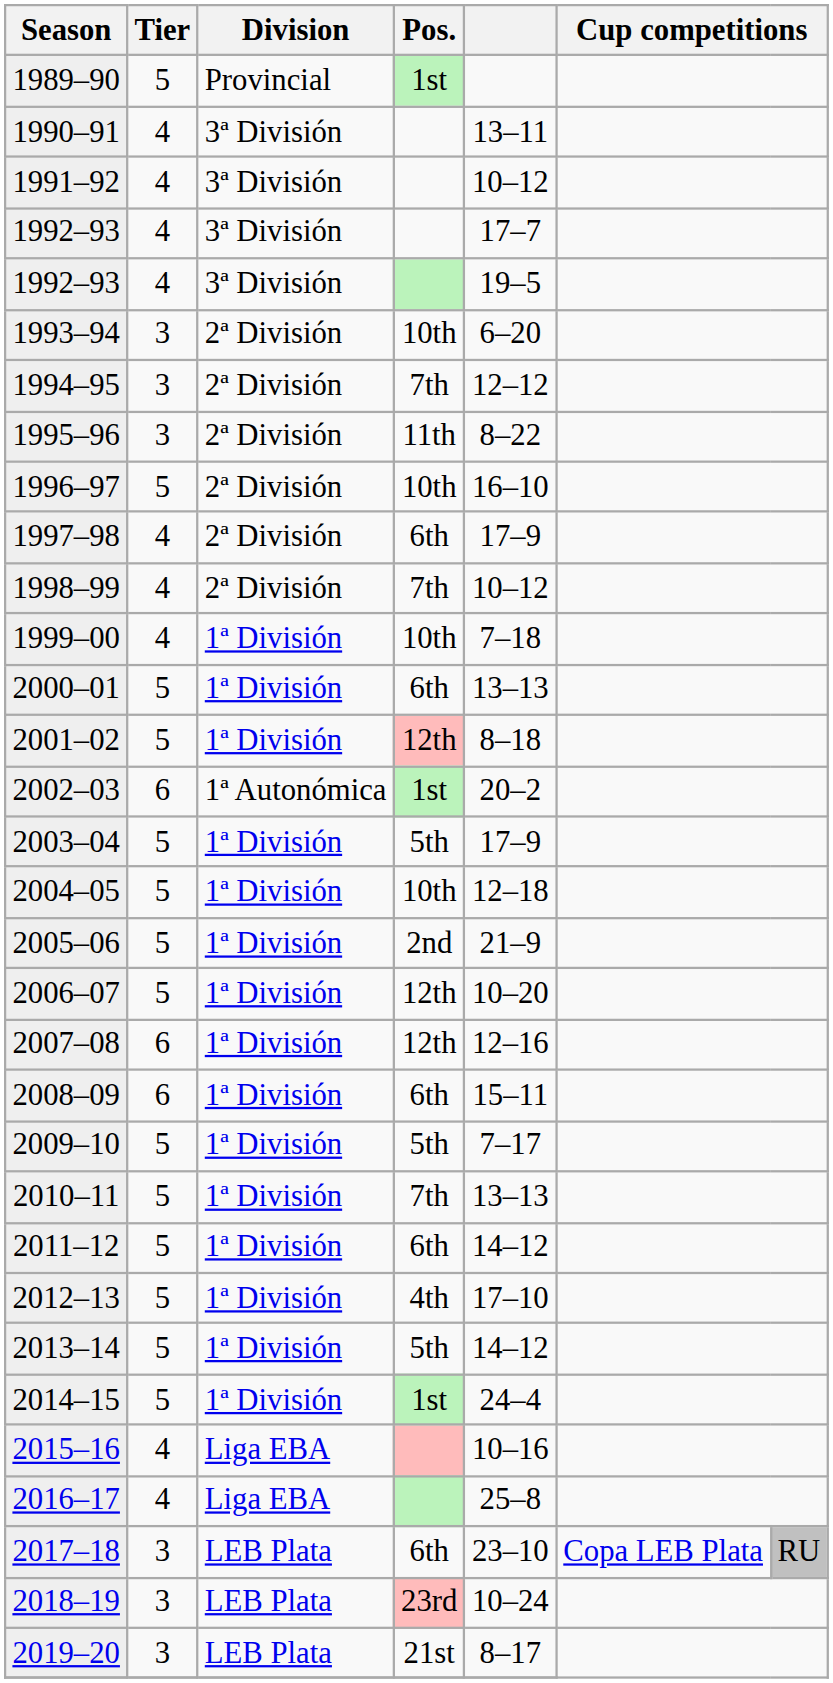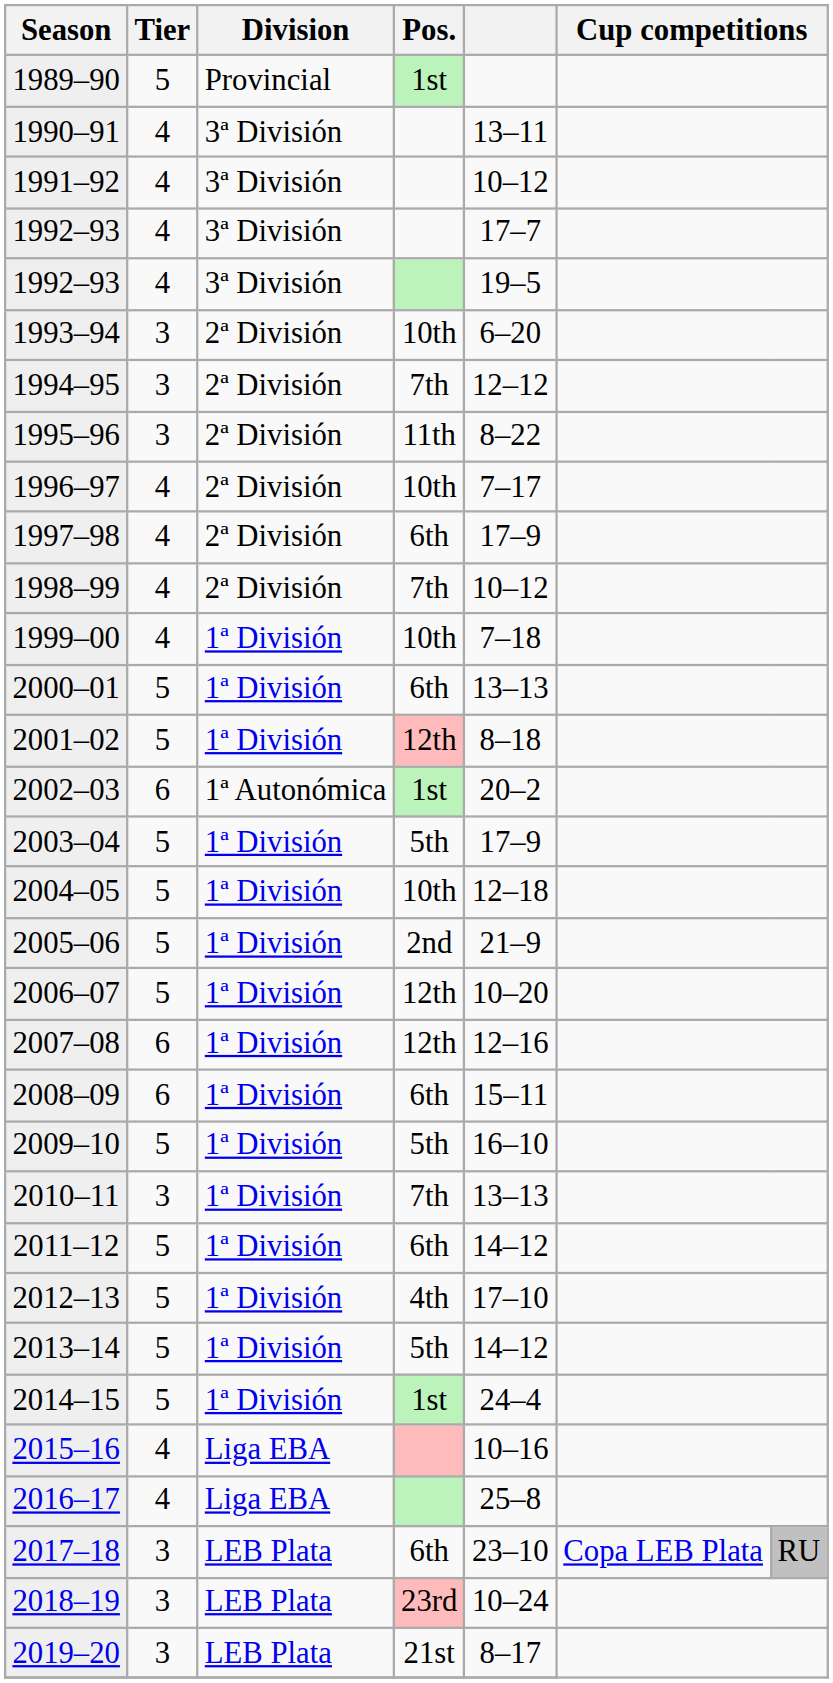(162, 485) 5 -> (162, 485) 4
(510, 485) 16–10 -> (510, 485) 7–17
(510, 1145) 7–17 -> (510, 1145) 16–10
(162, 1195) 5 -> (162, 1195) 3
